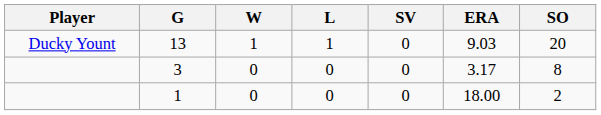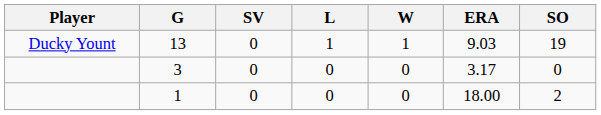columns swapped: (254, 17) <-> (406, 17)
(558, 43) 20 -> (558, 43) 19
(558, 69) 8 -> (558, 69) 0
